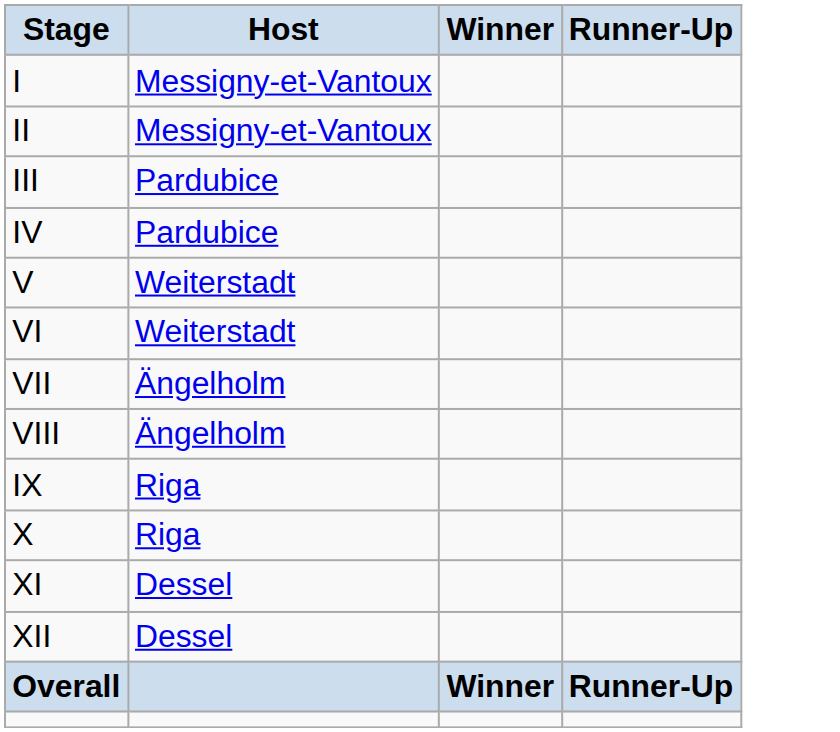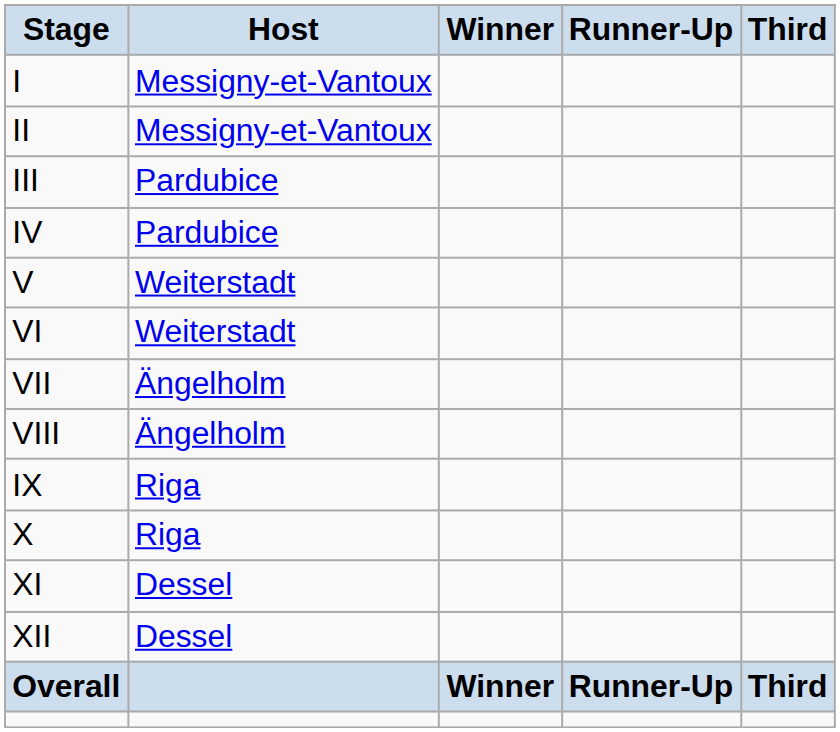+ column: (788, 29)
